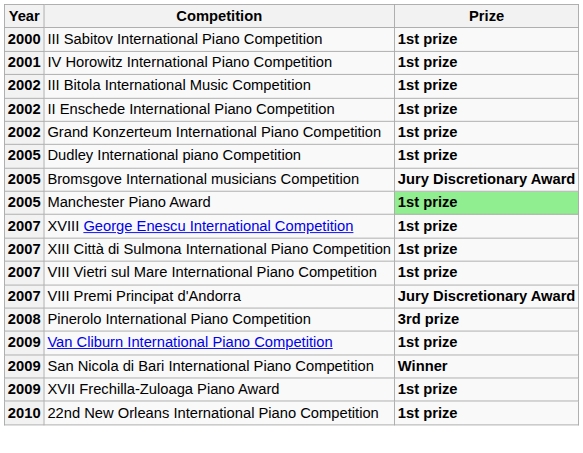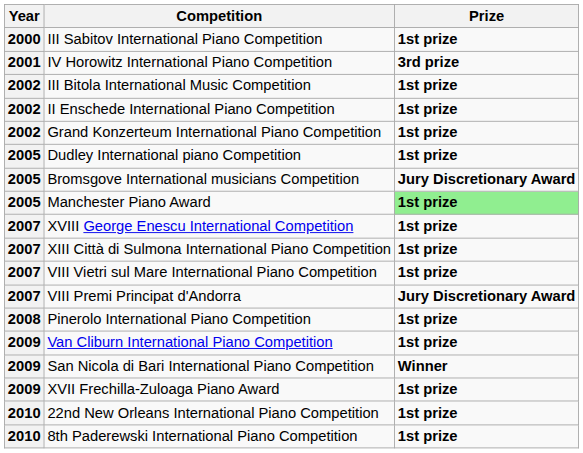(428, 62) 1st prize -> (429, 62) 3rd prize
(429, 319) 3rd prize -> (428, 319) 1st prize
+ row: (202, 436)
